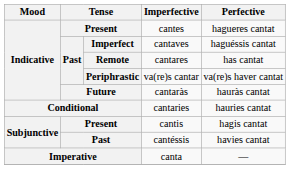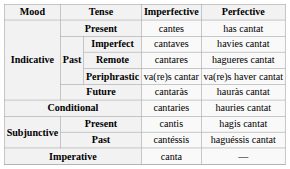(243, 28) hagueres cantat -> (243, 28) has cantat
(243, 44) haguéssis cantat -> (243, 44) havies cantat
(243, 60) has cantat -> (243, 60) hagueres cantat
(243, 140) havies cantat -> (243, 140) haguéssis cantat
